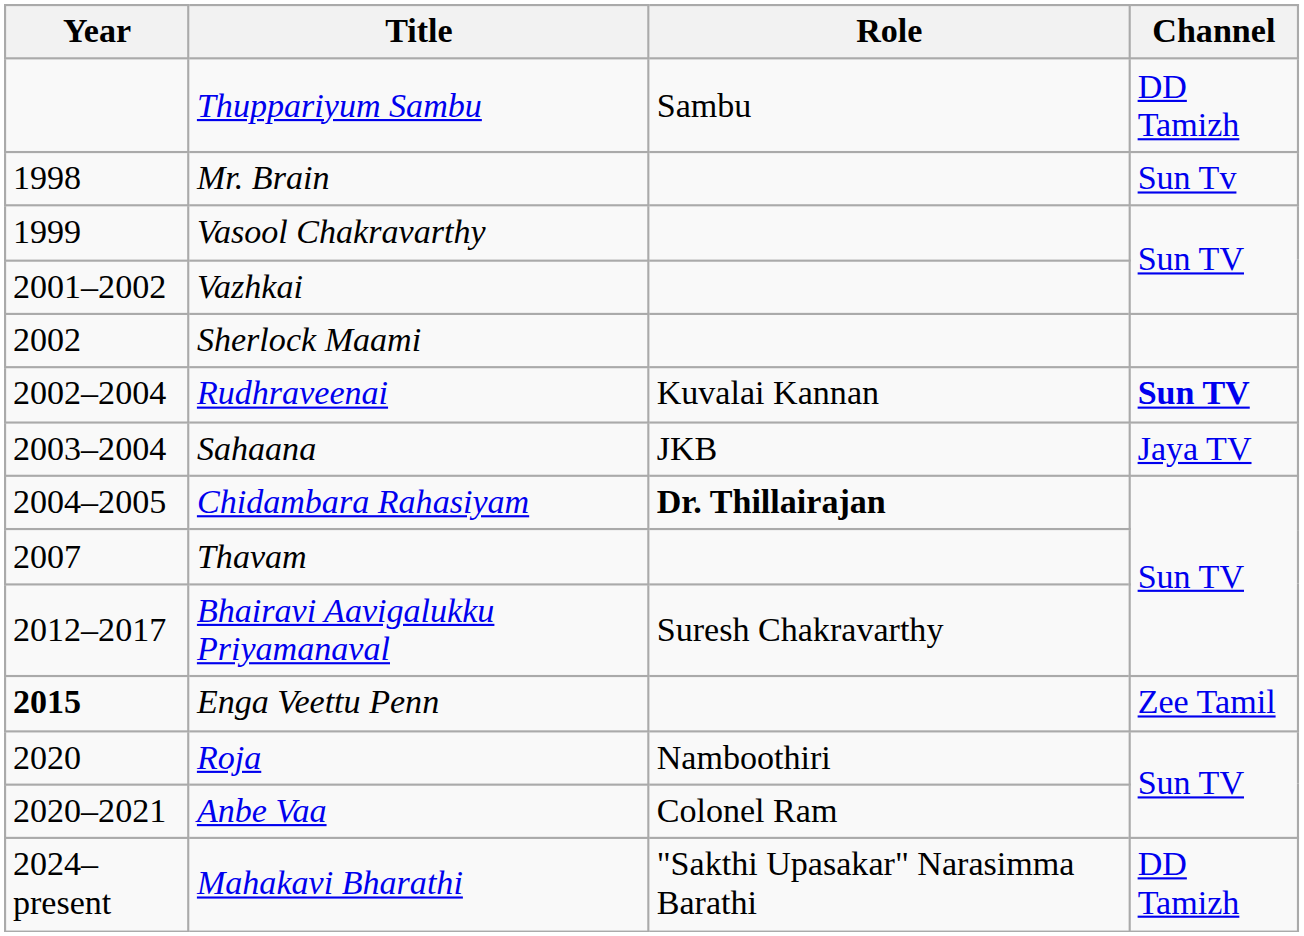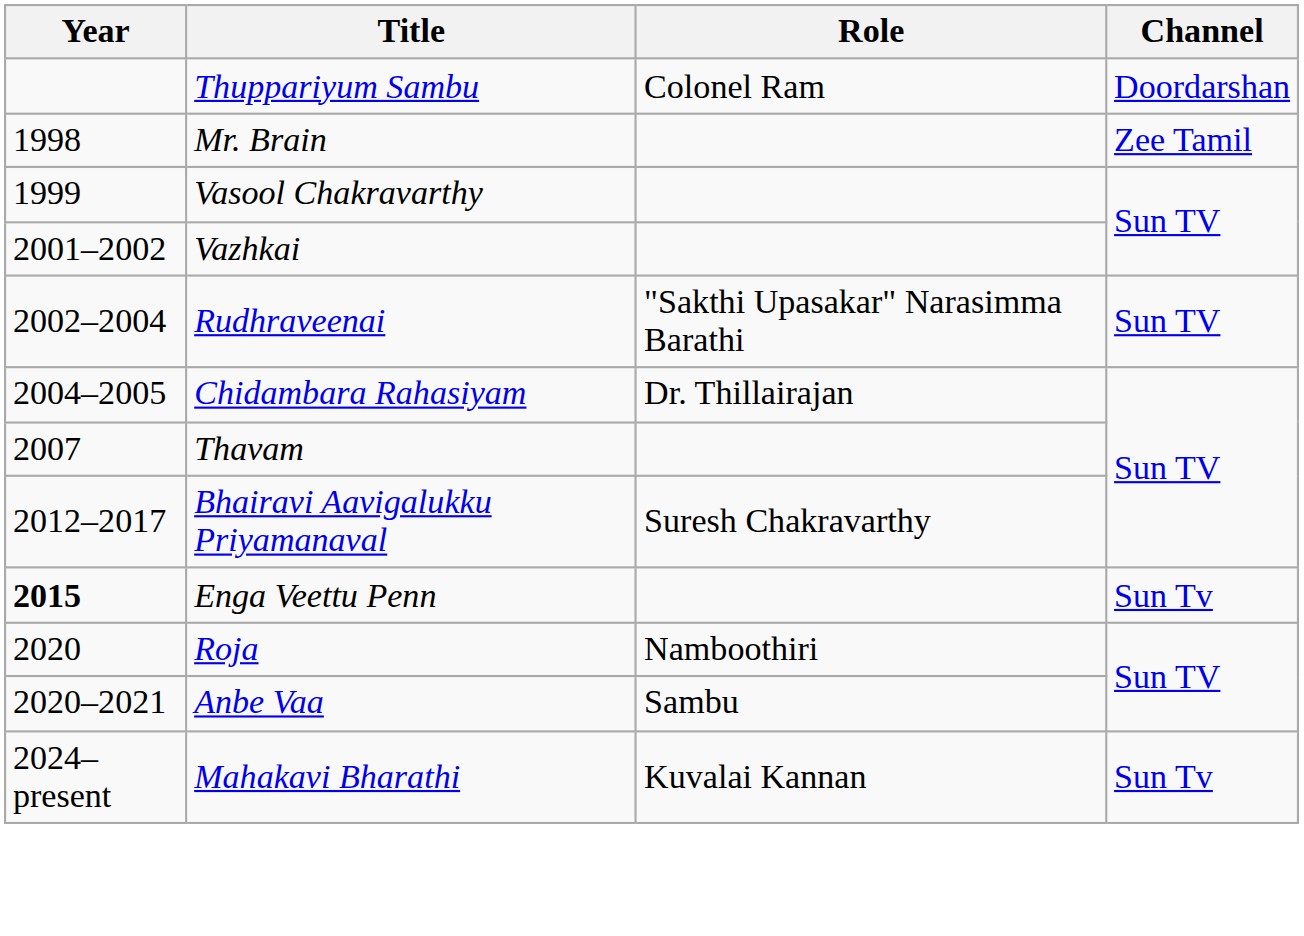(704, 104) Sambu -> (735, 85) Colonel Ram
(1188, 104) DD Tamizh -> (1202, 85) Doordarshan
(1187, 177) Sun Tv -> (1183, 139) Zee Tamil
- row: (309, 340)
(768, 394) Kuvalai Kannan -> (853, 320) "Sakthi Upasakar" Narasimma Barathi
(1194, 394) bold -> (1167, 320) normal
- row: (257, 448)
(771, 502) bold -> (749, 394) normal
(1207, 702) Zee Tamil -> (1163, 594) Sun Tv
(747, 810) Colonel Ram -> (691, 702) Sambu
(866, 884) "Sakthi Upasakar" Narasimma Barathi -> (755, 775) Kuvalai Kannan
(1188, 884) DD Tamizh -> (1163, 775) Sun Tv
